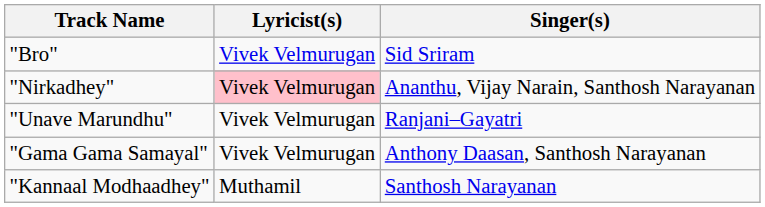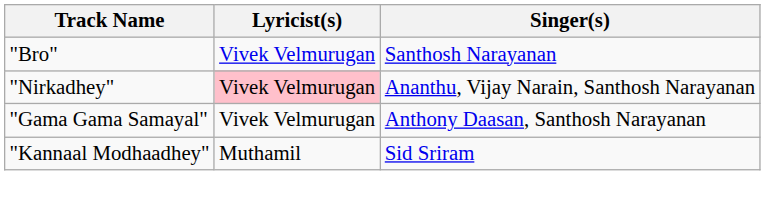(430, 53) Sid Sriram -> (471, 53) Santhosh Narayanan
- row: (91, 119)
(471, 185) Santhosh Narayanan -> (430, 152) Sid Sriram
